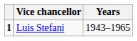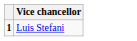- column: (108, 12)
